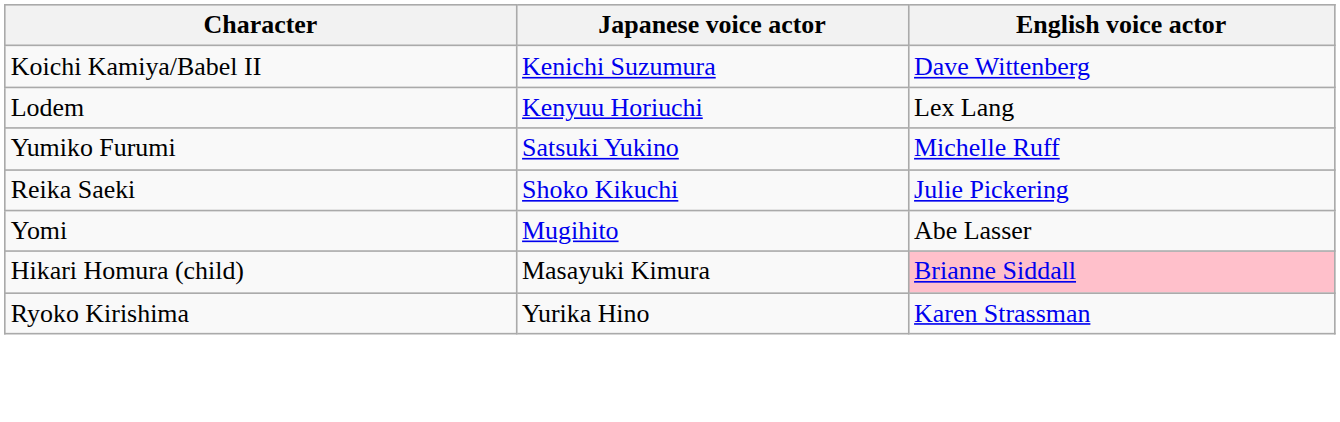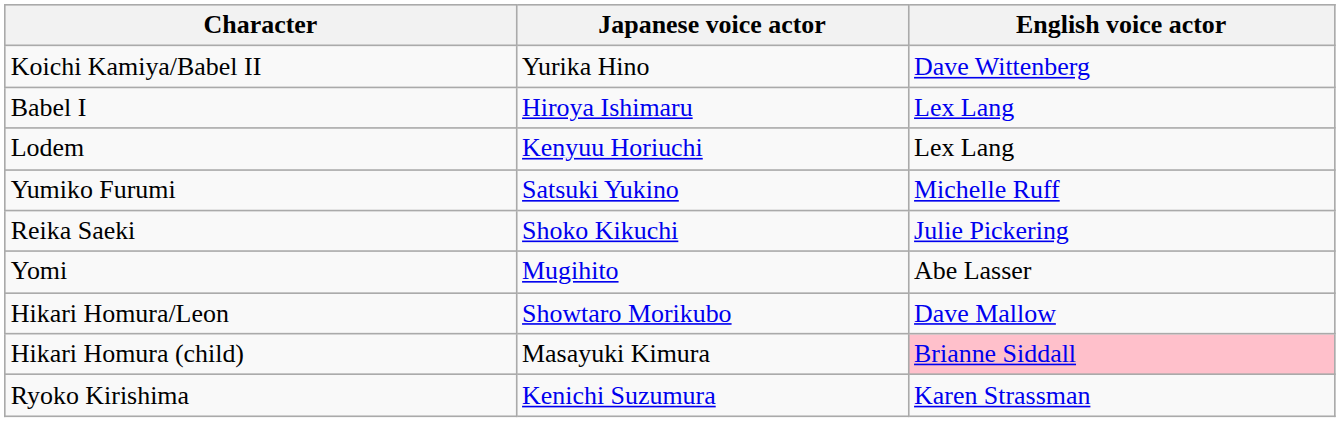(619, 66) Kenichi Suzumura -> (586, 66) Yurika Hino
+ row: (49, 107)
+ row: (120, 312)
(586, 312) Yurika Hino -> (619, 395) Kenichi Suzumura
